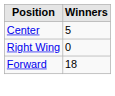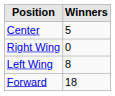+ row: (30, 64)
